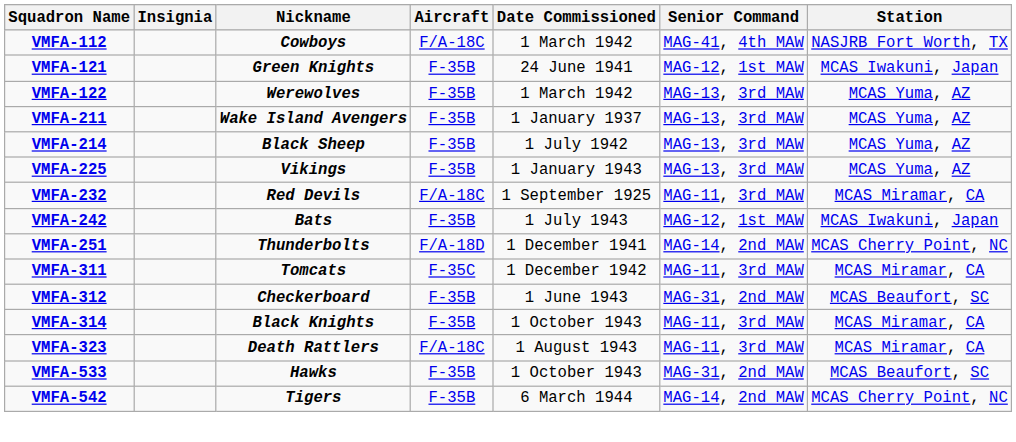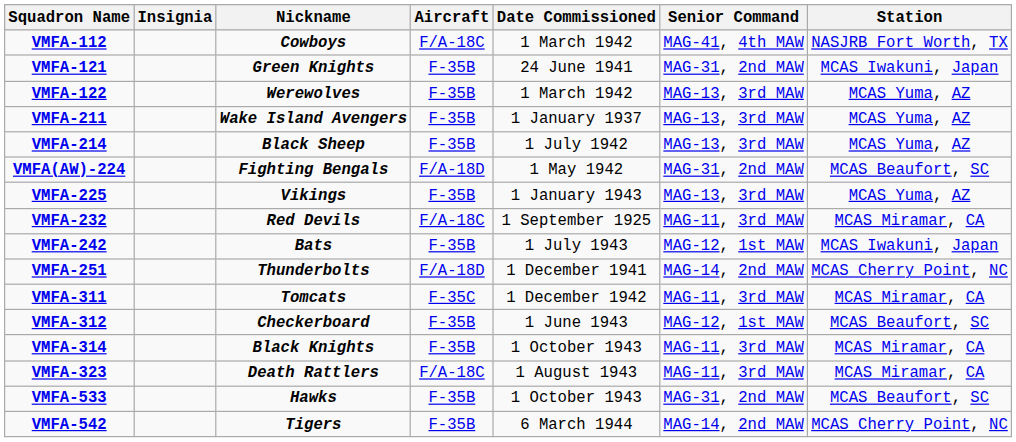(734, 68) MAG-12, 1st MAW -> (734, 68) MAG-31, 2nd MAW
+ row: (69, 170)
(734, 297) MAG-31, 2nd MAW -> (734, 322) MAG-12, 1st MAW
